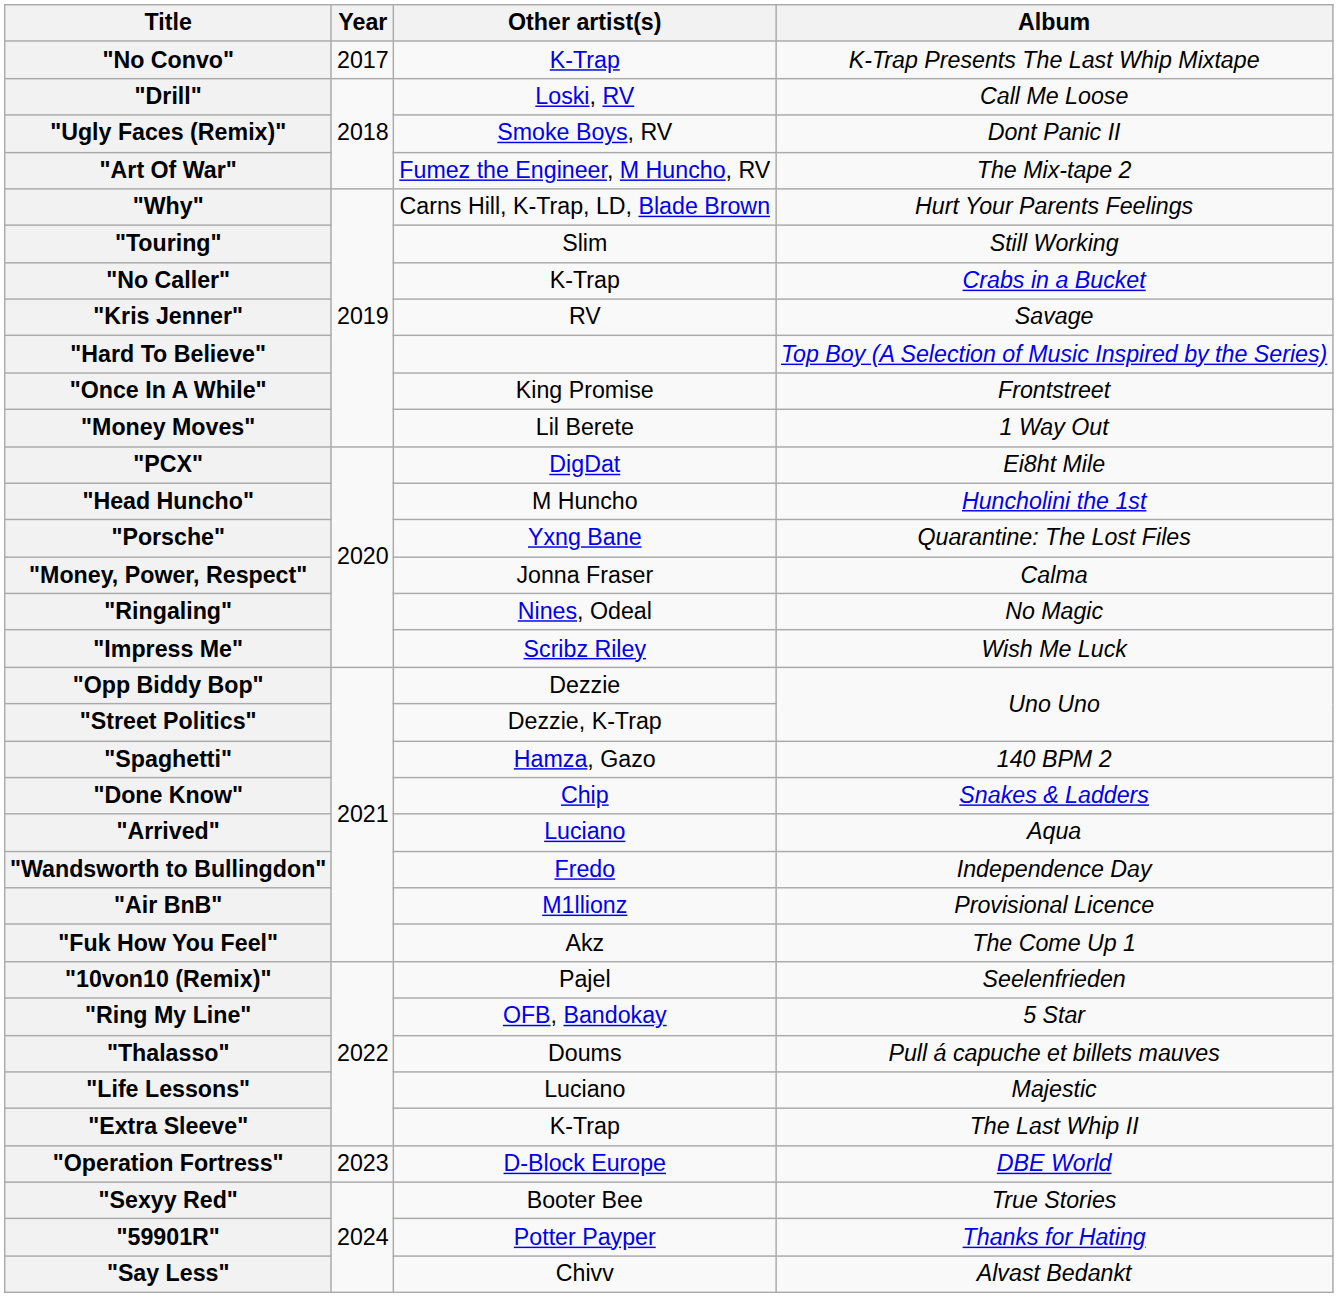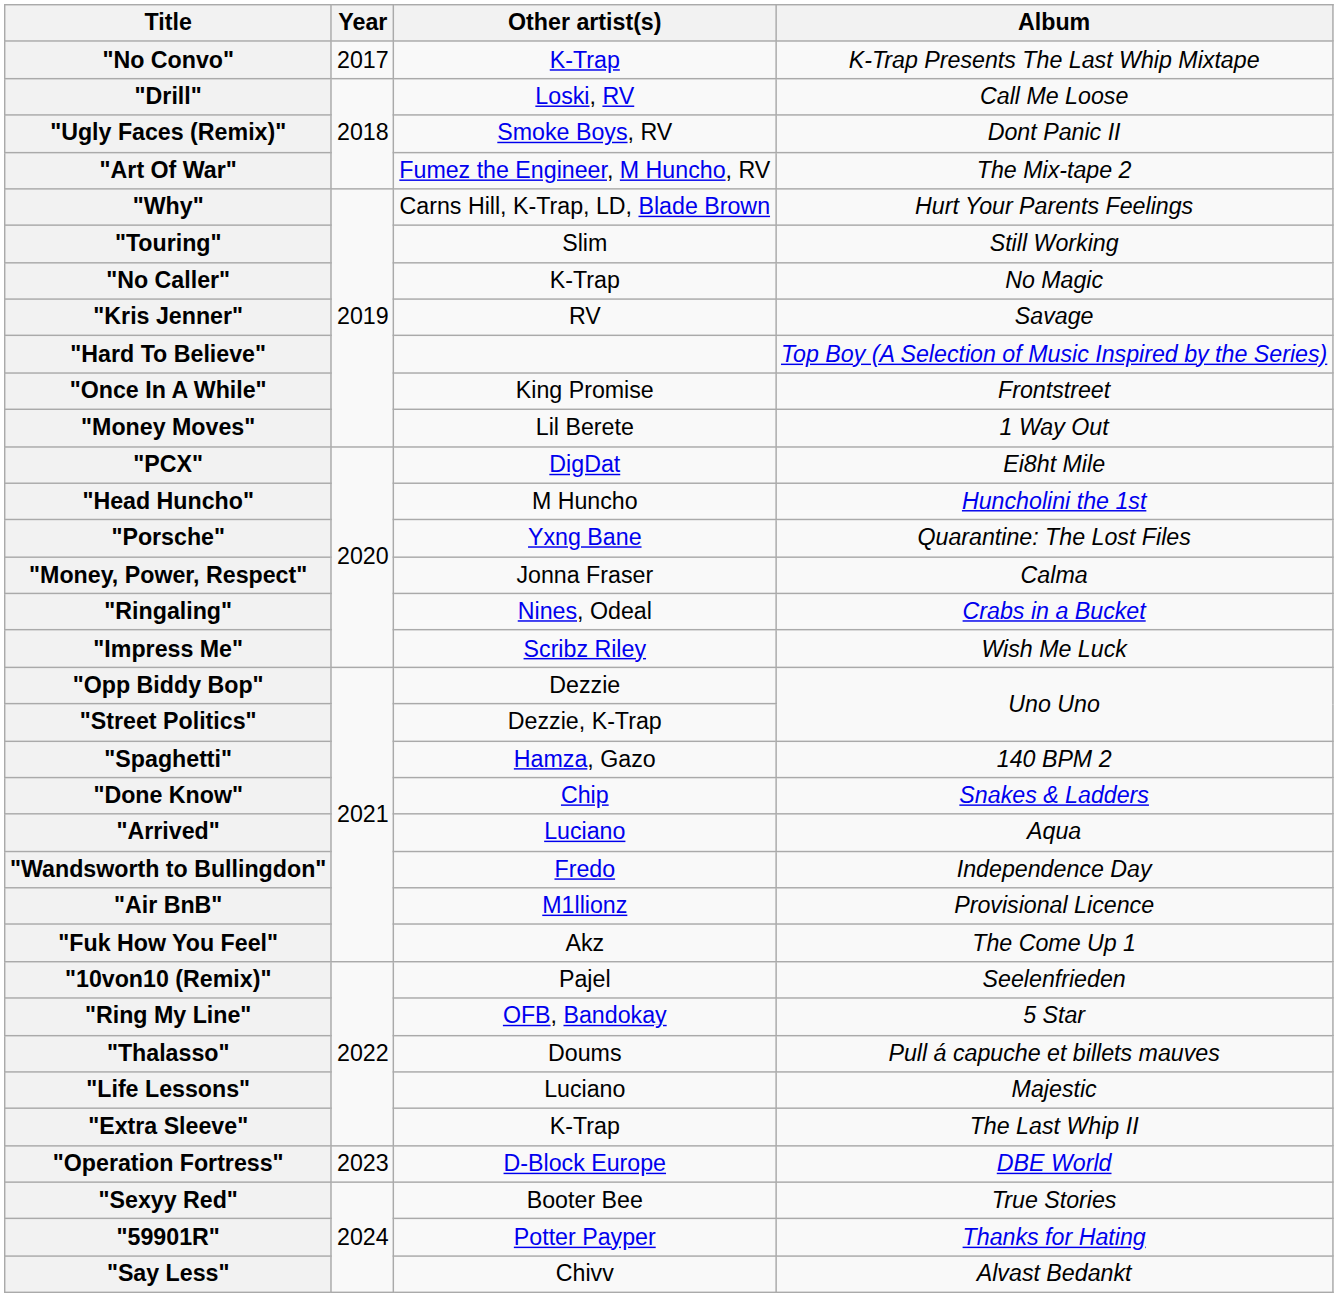(1054, 280) Crabs in a Bucket -> (1054, 280) No Magic
(1054, 611) No Magic -> (1054, 611) Crabs in a Bucket
